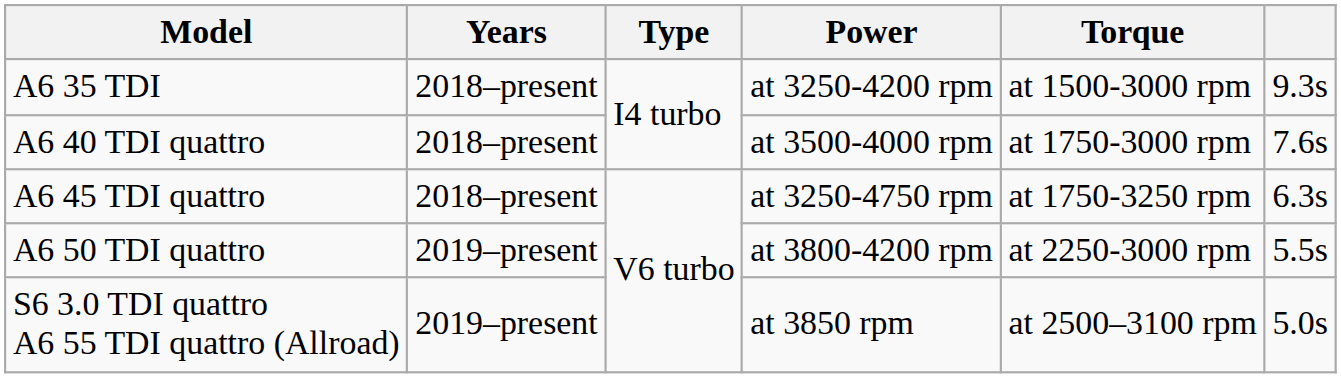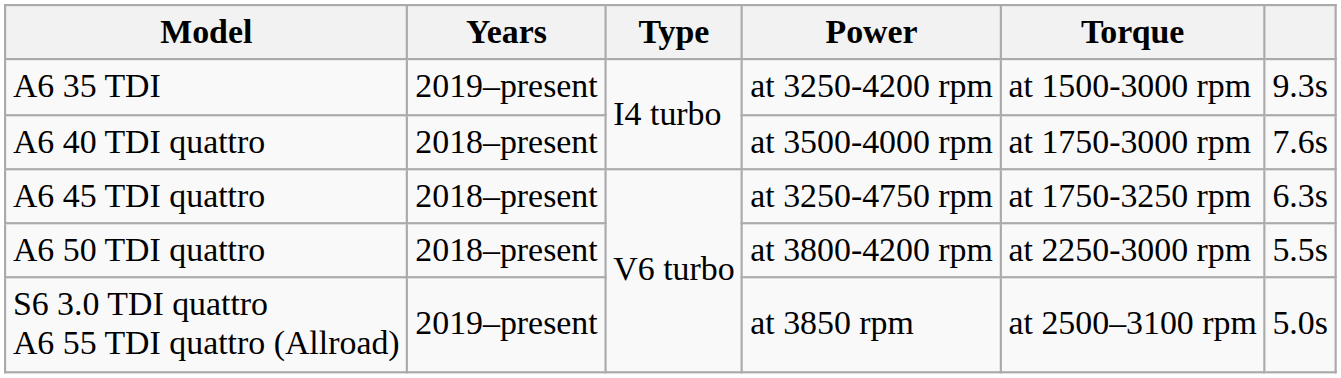(506, 85) 2018–present -> (506, 85) 2019–present
(506, 249) 2019–present -> (506, 249) 2018–present
